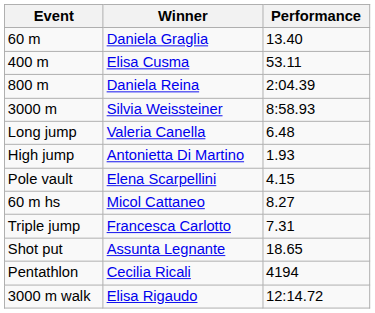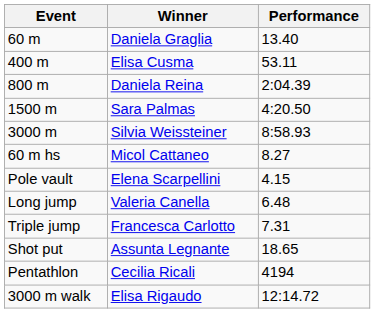+ row: (32, 109)
rows swapped: (34, 202) <-> (42, 132)
- row: (41, 156)
